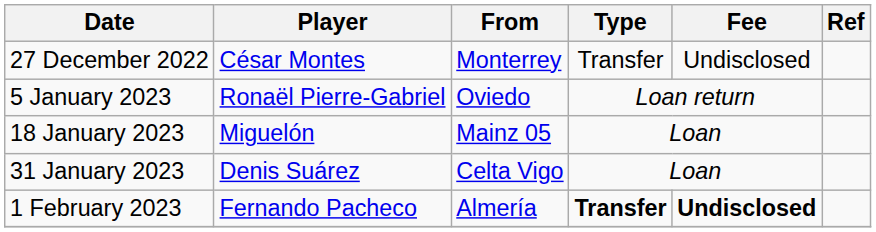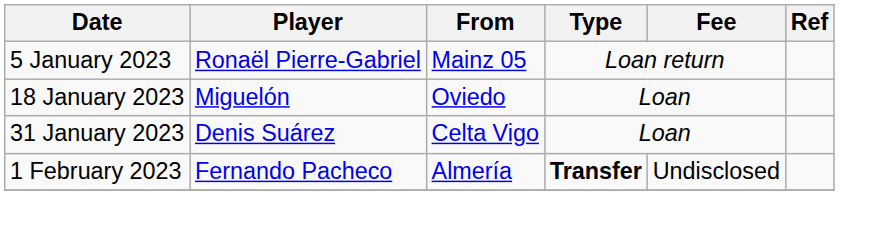- row: (109, 60)
(493, 97) Oviedo -> (479, 60) Mainz 05
(504, 134) Mainz 05 -> (469, 97) Oviedo
(747, 208) bold -> (716, 171) normal
